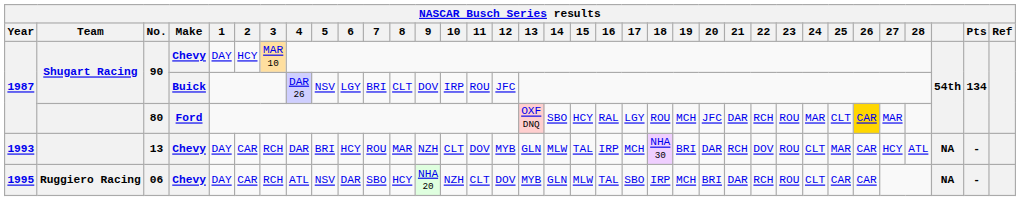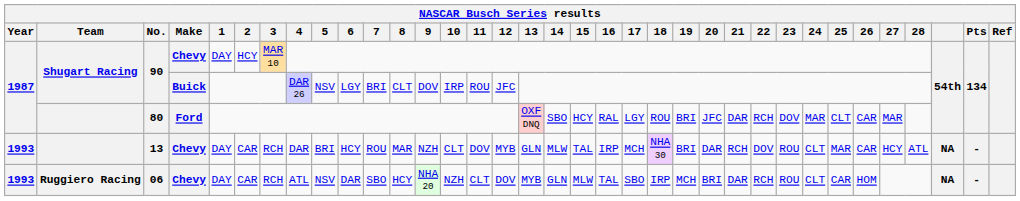(686, 118) MCH -> (686, 118) BRI
(789, 118) ROU -> (789, 118) DOV
(867, 118) gold background -> (867, 118) no background
(21, 180) 1995 -> (21, 180) 1993
(867, 180) CAR -> (867, 180) HOM
